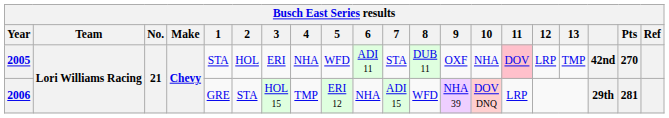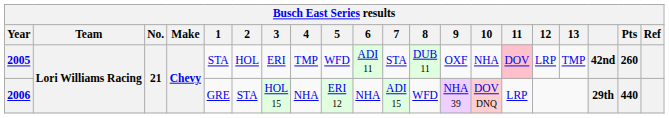(306, 61) NHA -> (306, 61) TMP
(629, 61) 270 -> (629, 61) 260
(306, 95) TMP -> (306, 95) NHA
(629, 95) 281 -> (629, 95) 440
